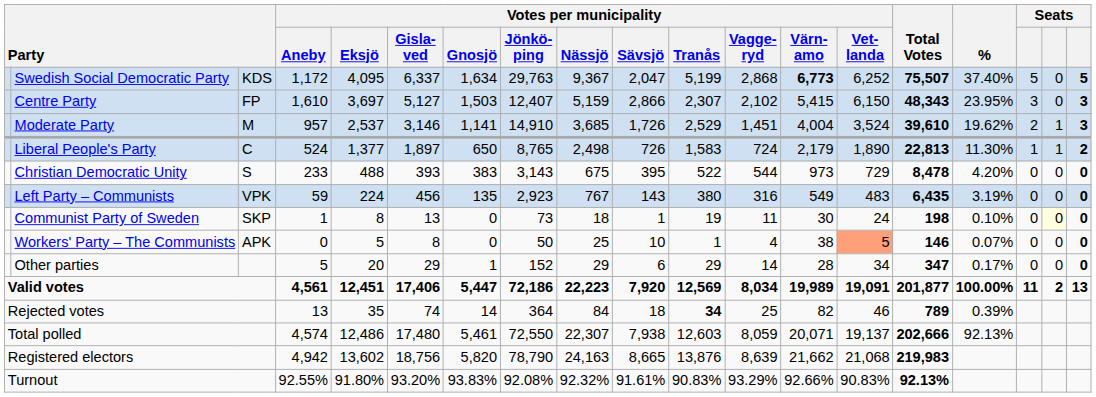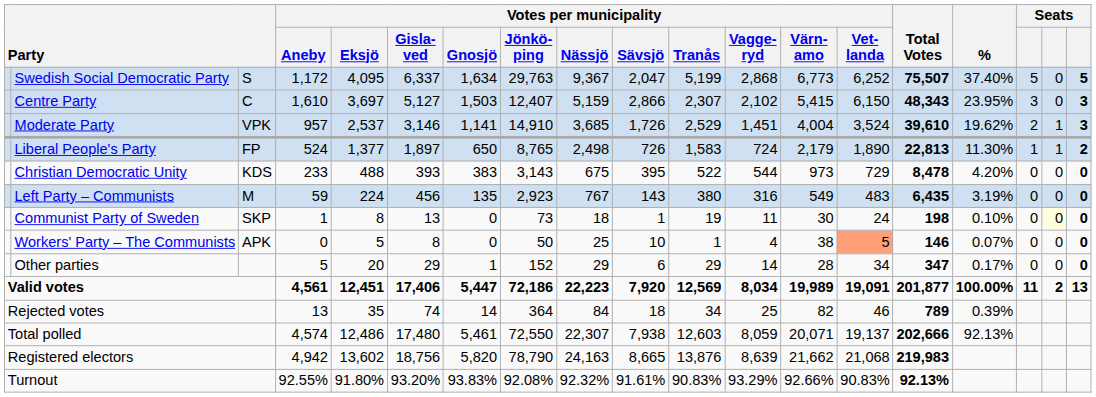(257, 78) KDS -> (247, 78) S
(815, 78) bold -> (815, 78) normal
(251, 101) FP -> (247, 101) C
(248, 124) M -> (257, 124) VPK
(247, 149) C -> (251, 149) FP
(247, 172) S -> (257, 172) KDS
(257, 195) VPK -> (248, 195) M
(713, 311) bold -> (713, 311) normal
